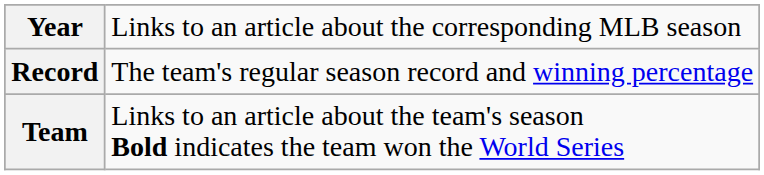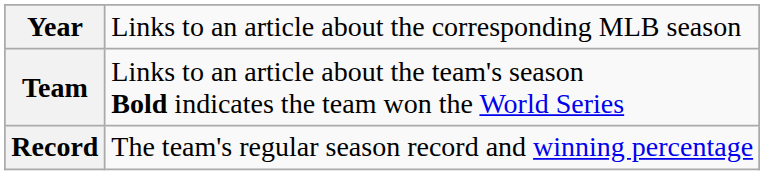rows swapped: (55, 131) <-> (55, 71)
